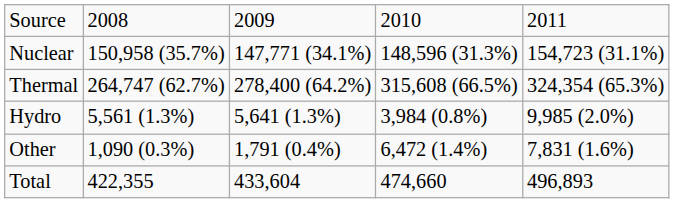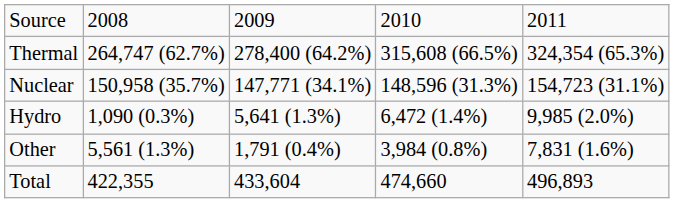rows swapped: (44, 85) <-> (41, 52)
(141, 117) 5,561 (1.3%) -> (141, 117) 1,090 (0.3%)
(434, 117) 3,984 (0.8%) -> (434, 117) 6,472 (1.4%)
(141, 149) 1,090 (0.3%) -> (141, 149) 5,561 (1.3%)
(434, 149) 6,472 (1.4%) -> (434, 149) 3,984 (0.8%)
